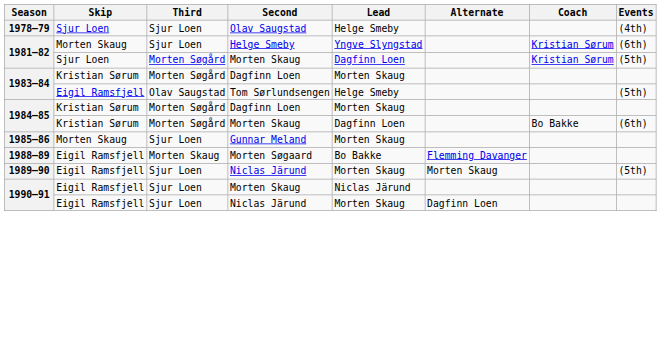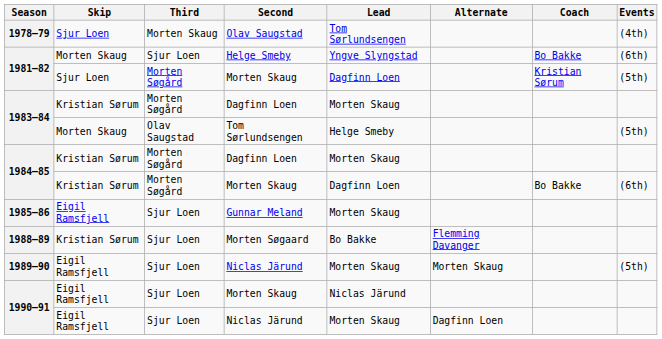(175, 28) Sjur Loen -> (182, 34) Morten Skaug
(367, 28) Helge Smeby -> (368, 34) Tom Sørlundsengen
(573, 44) Kristian Sørum -> (558, 55) Bo Bakke
(100, 92) Eigil Ramsfjell -> (92, 131) Morten Skaug
(92, 139) Morten Skaug -> (83, 213) Eigil Ramsfjell
(100, 155) Eigil Ramsfjell -> (97, 240) Kristian Sørum
(184, 155) Morten Skaug -> (173, 240) Sjur Loen
